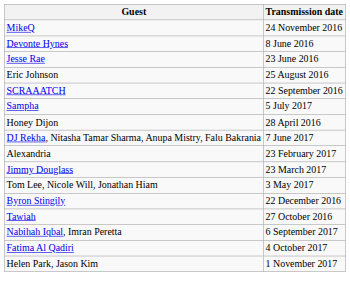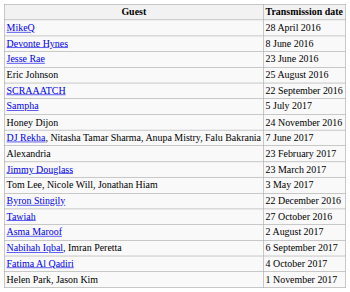(304, 28) 24 November 2016 -> (293, 28) 28 April 2016
(293, 122) 28 April 2016 -> (304, 122) 24 November 2016
+ row: (34, 232)
